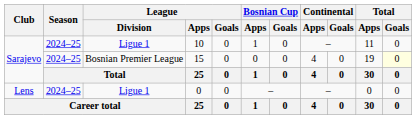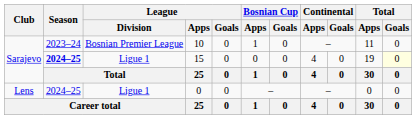(63, 43) 2024–25 -> (63, 43) 2023–24
(134, 43) Ligue 1 -> (134, 43) Bosnian Premier League
(63, 59) normal -> (63, 59) bold
(134, 59) Bosnian Premier League -> (134, 59) Ligue 1
